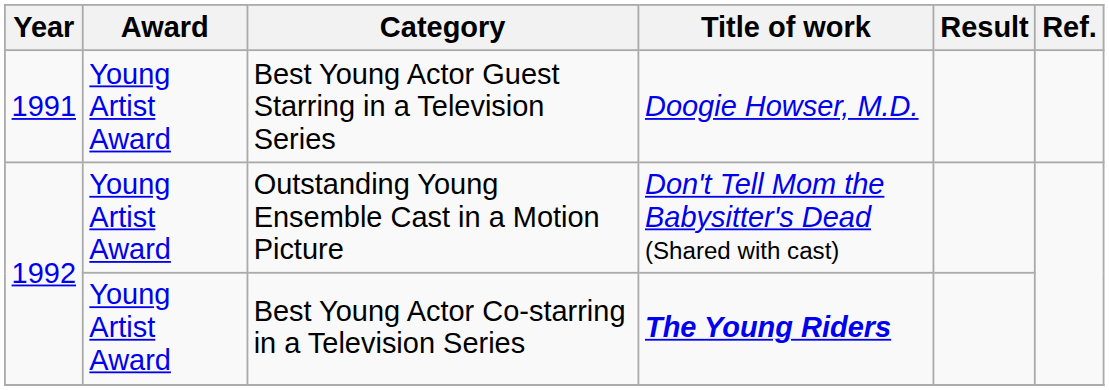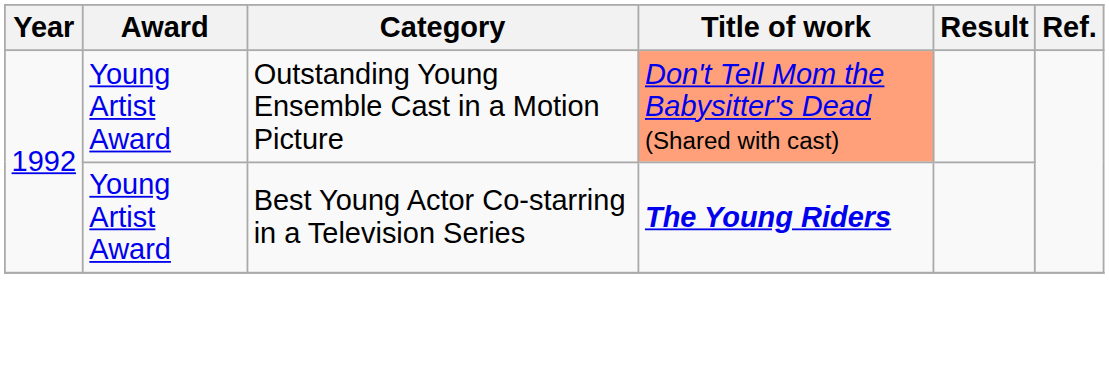- row: (407, 105)
(765, 217) no background -> (765, 105) lightsalmon background
